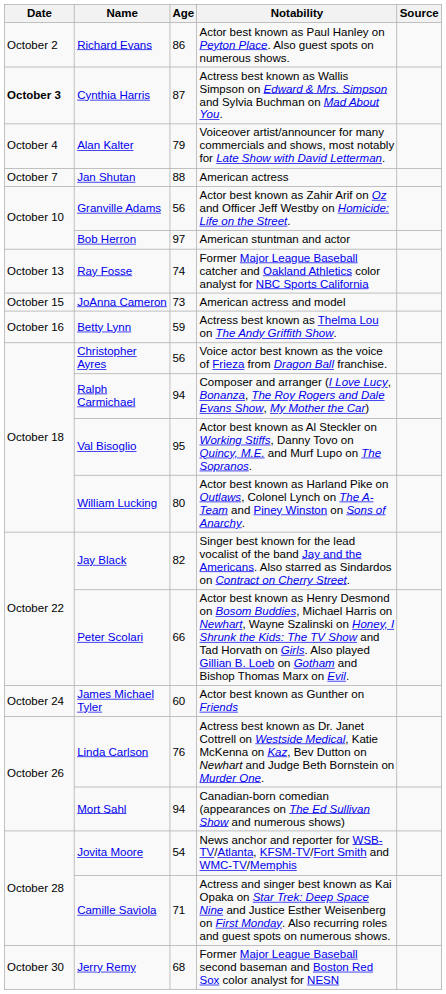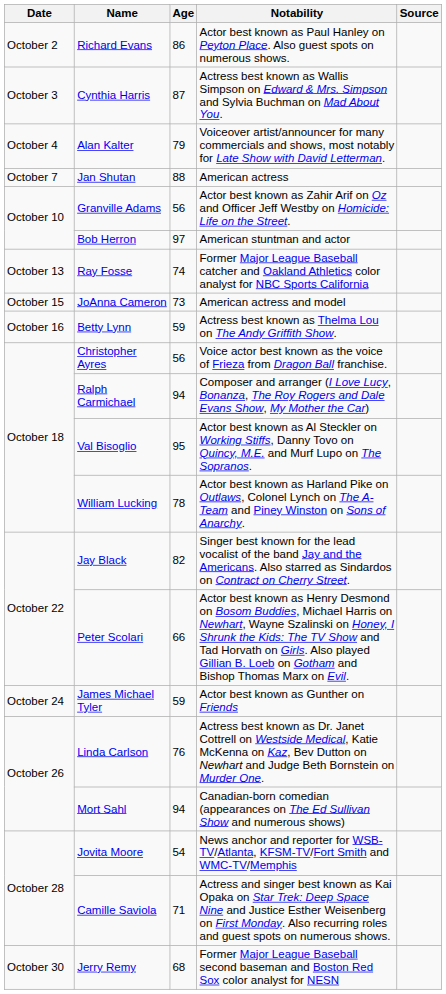(34, 95) bold -> (32, 95) normal
(179, 503) 80 -> (179, 503) 78
(179, 701) 60 -> (179, 701) 59
